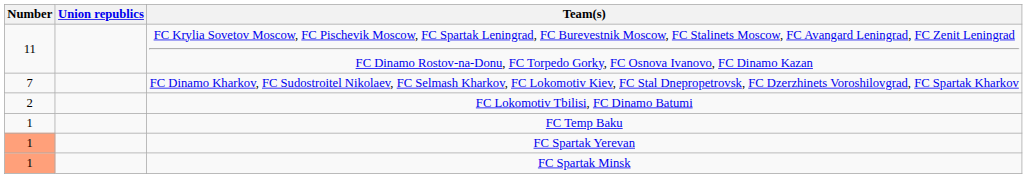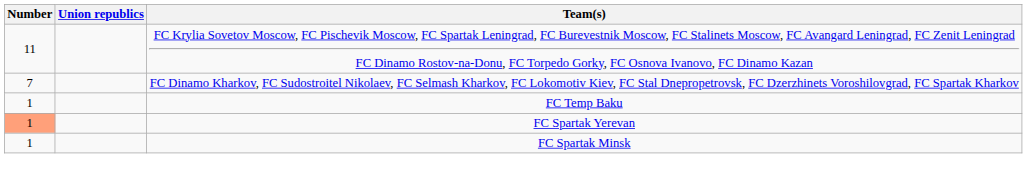- row: (584, 103)
(30, 163) lightsalmon background -> (30, 143) no background
